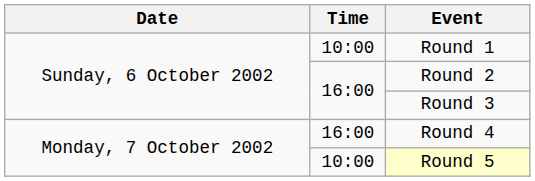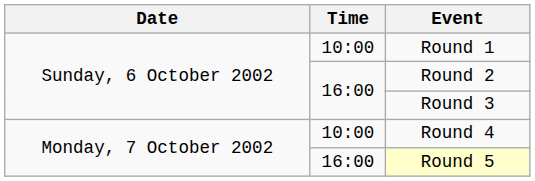(348, 133) 16:00 -> (348, 133) 10:00
(348, 162) 10:00 -> (348, 162) 16:00
